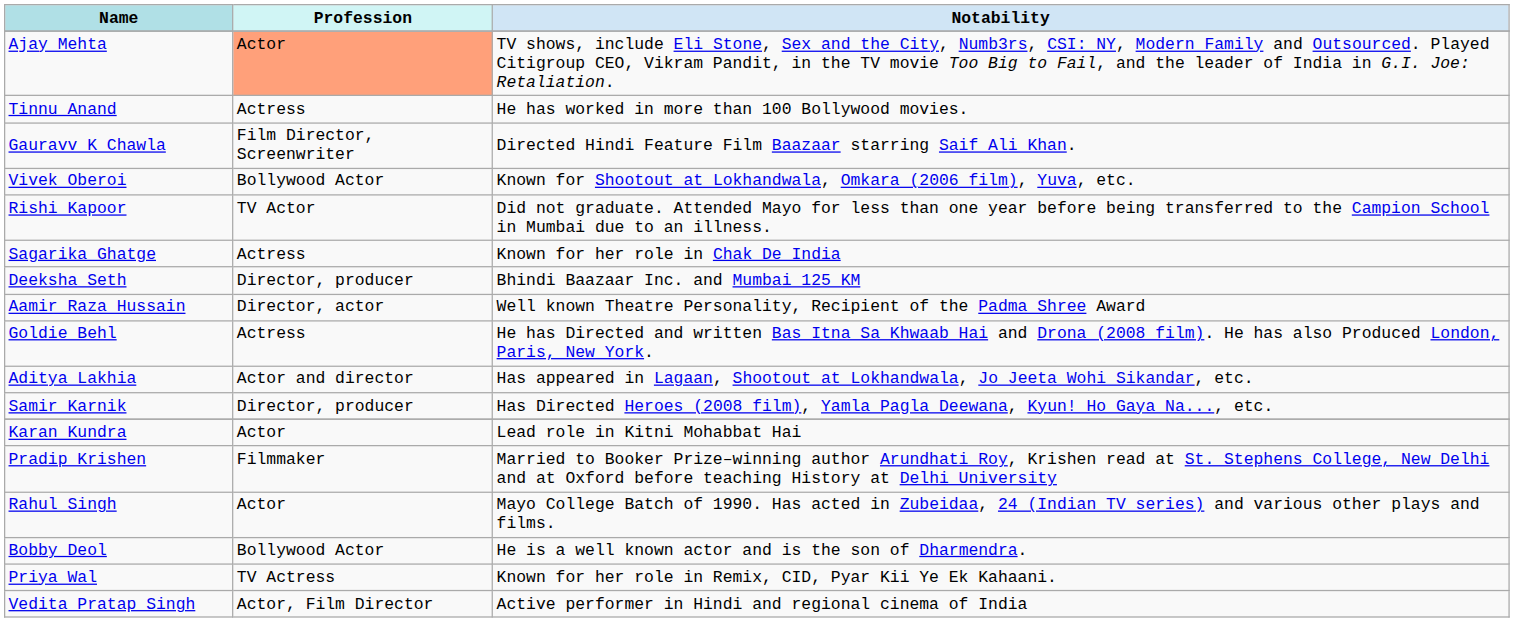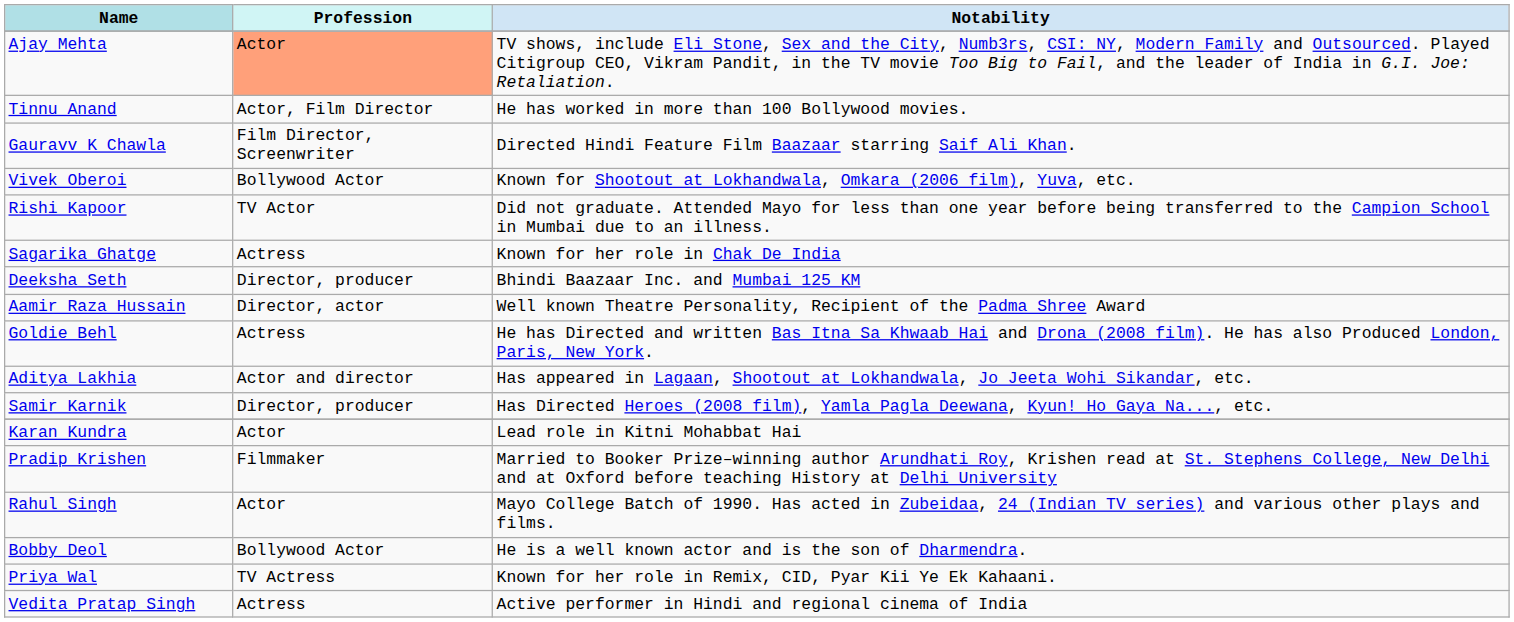(271, 109) Actress -> (335, 109) Actor, Film Director
(335, 604) Actor, Film Director -> (271, 604) Actress
